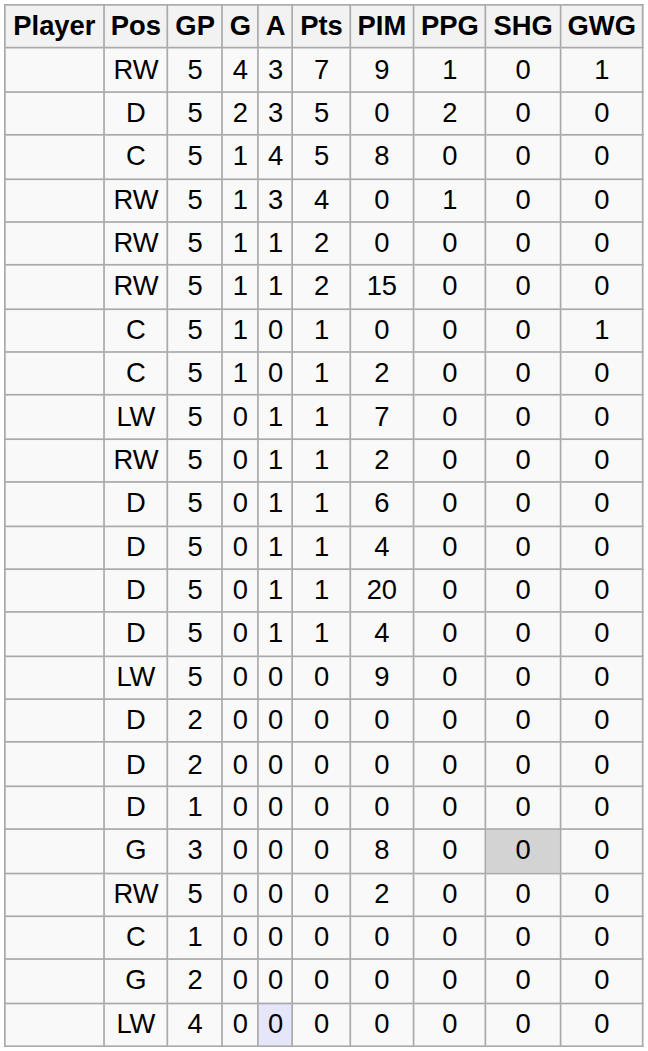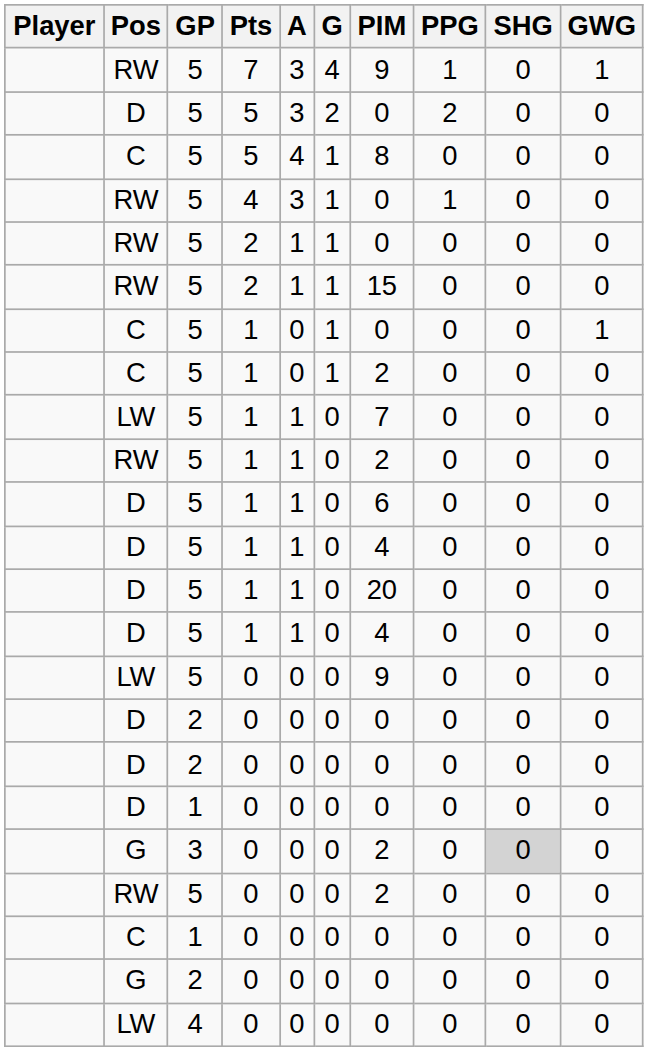columns swapped: (240, 26) <-> (321, 26)
(382, 850) 8 -> (382, 850) 2
(276, 1024) lavender background -> (297, 1024) no background
